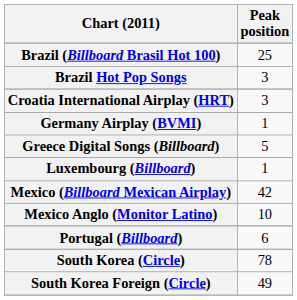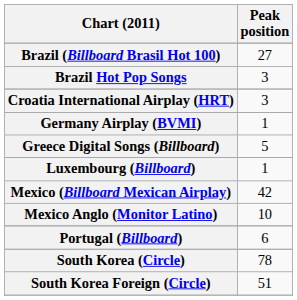(265, 54) 25 -> (265, 54) 27
(265, 283) 49 -> (265, 283) 51
